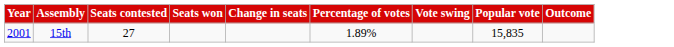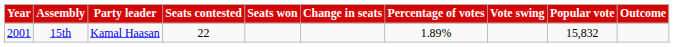+ column: (125, 13)
(129, 32) 27 -> (203, 32) 22
(507, 32) 15,835 -> (582, 32) 15,832
